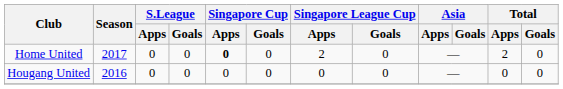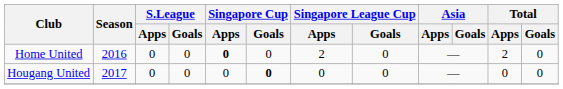(114, 53) 2017 -> (114, 53) 2016
(114, 73) 2016 -> (114, 73) 2017
(269, 73) normal -> (269, 73) bold
